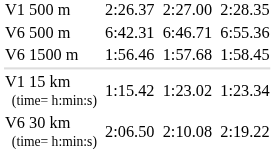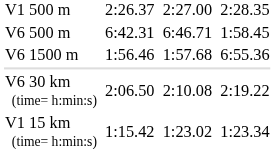(245, 32) 6:55.36 -> (245, 32) 1:58.45
(245, 55) 1:58.45 -> (245, 55) 6:55.36
rows swapped: (51, 90) <-> (51, 131)
